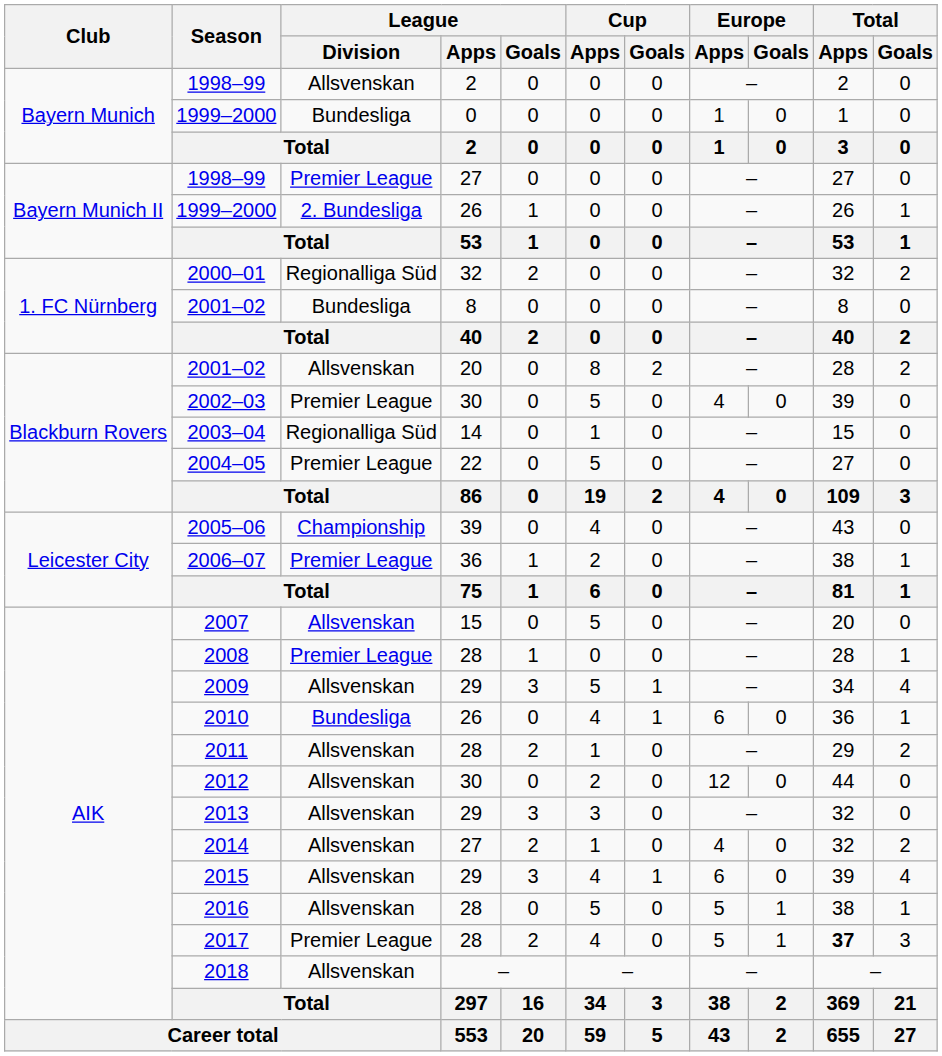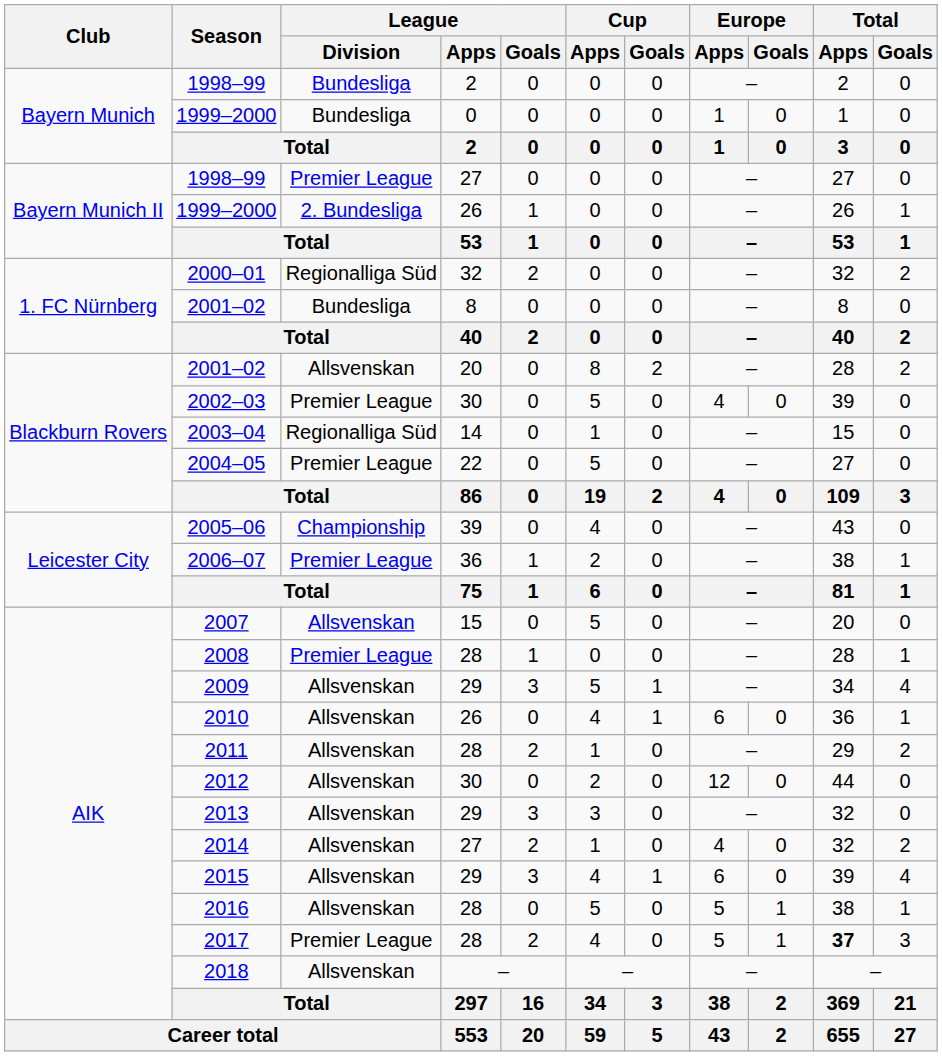(361, 83) Allsvenskan -> (361, 83) Bundesliga
(361, 718) Bundesliga -> (361, 718) Allsvenskan
